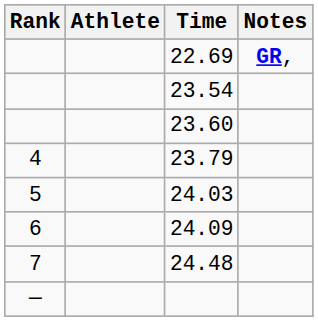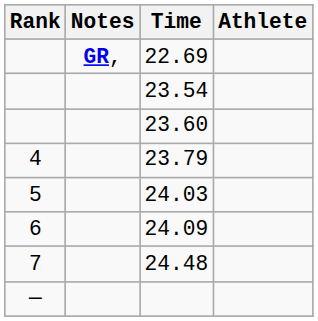columns swapped: (115, 22) <-> (275, 22)
